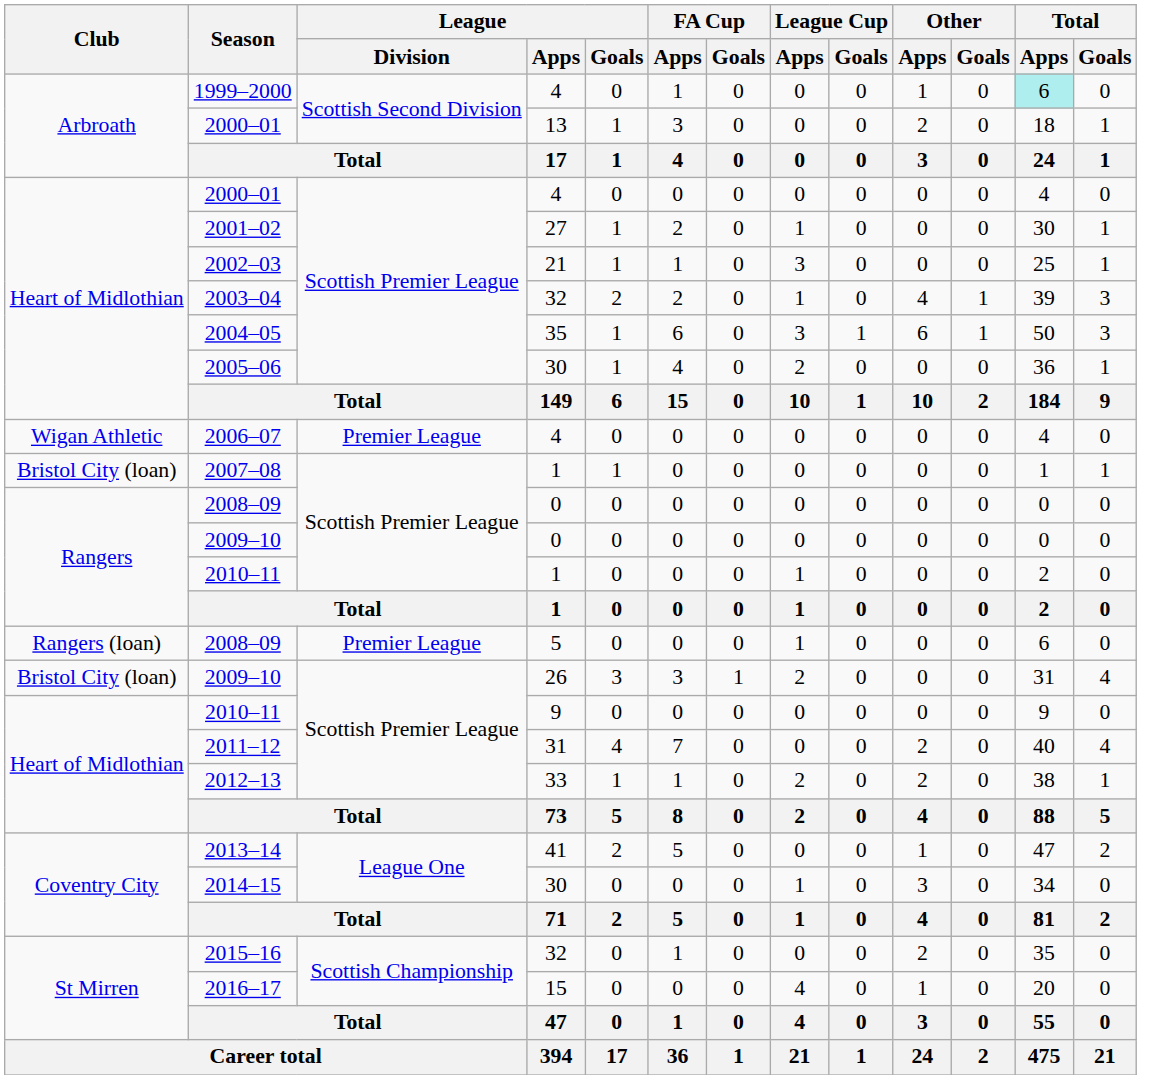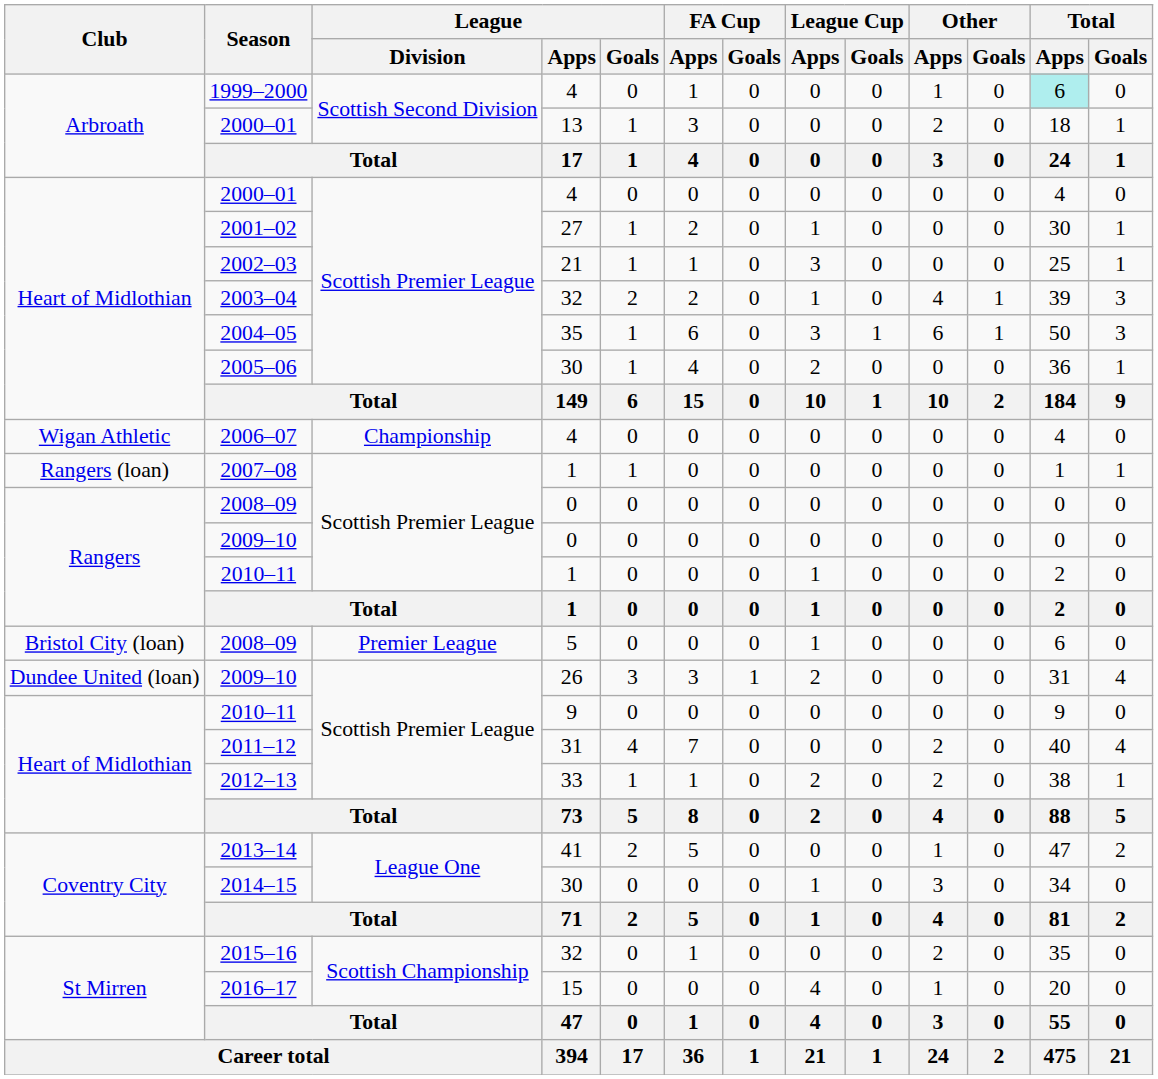(412, 435) Premier League -> (427, 435) Championship
(97, 470) Bristol City (loan) -> (105, 470) Rangers (loan)
(97, 642) Rangers (loan) -> (105, 642) Bristol City (loan)
(97, 677) Bristol City (loan) -> (105, 677) Dundee United (loan)
